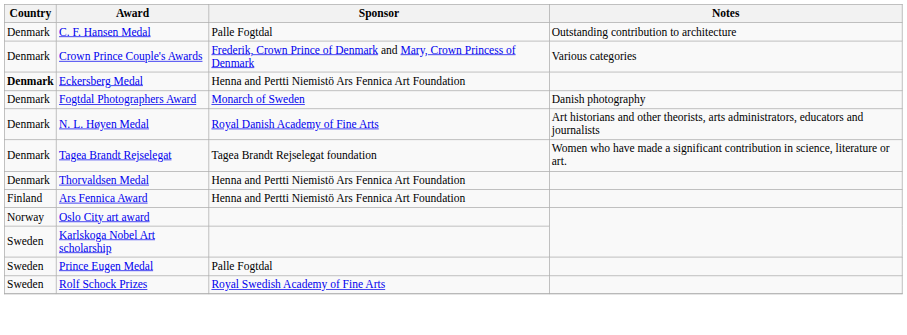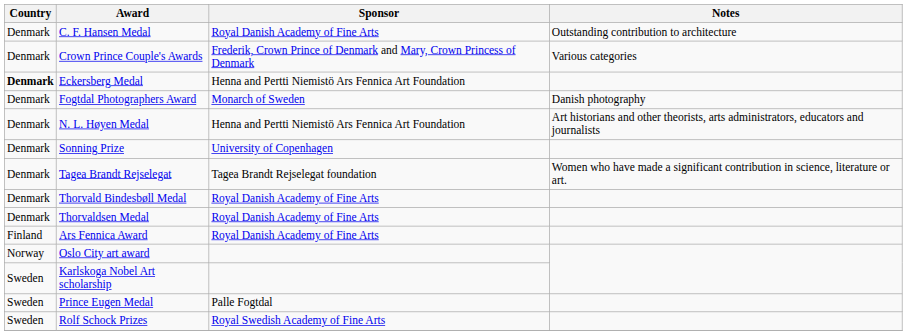(242, 31) Palle Fogtdal -> (295, 31) Royal Danish Academy of Fine Arts
(295, 124) Royal Danish Academy of Fine Arts -> (338, 124) Henna and Pertti Niemistö Ars Fennica Art Foundation
+ row: (92, 149)
+ row: (123, 198)
(338, 180) Henna and Pertti Niemistö Ars Fennica Art Foundation -> (295, 216) Royal Danish Academy of Fine Arts
(338, 198) Henna and Pertti Niemistö Ars Fennica Art Foundation -> (295, 235) Royal Danish Academy of Fine Arts
